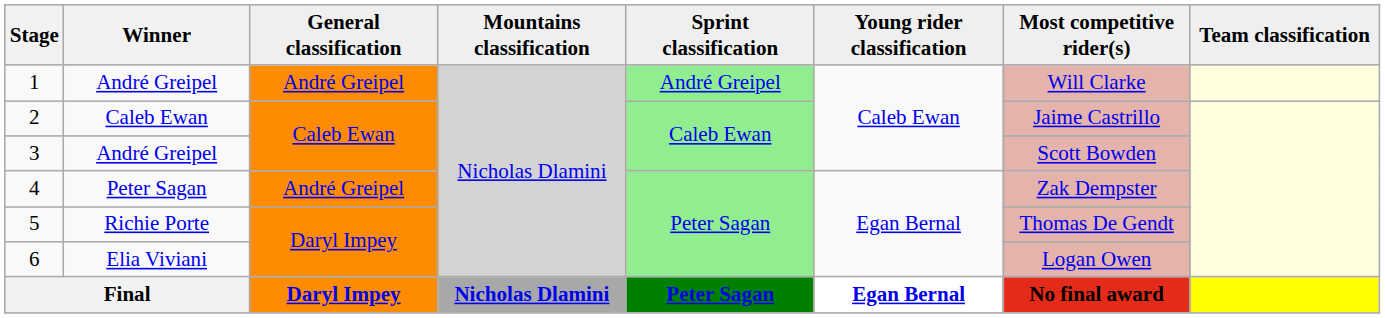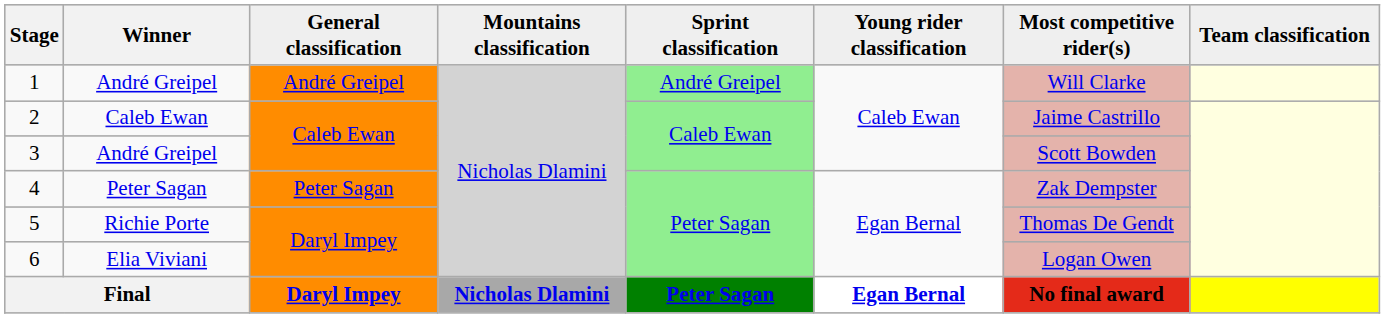(344, 188) André Greipel -> (344, 188) Peter Sagan
